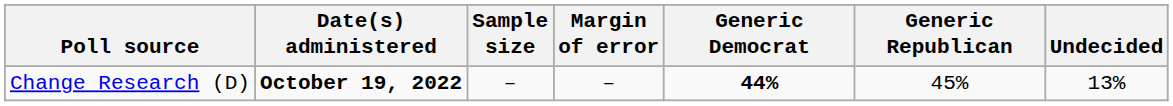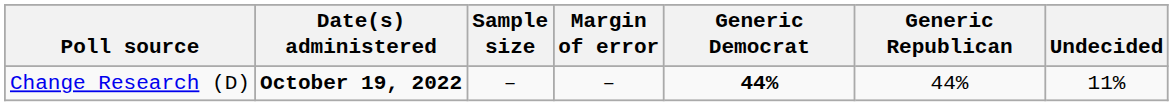(950, 83) 45% -> (950, 83) 44%
(1107, 83) 13% -> (1107, 83) 11%
